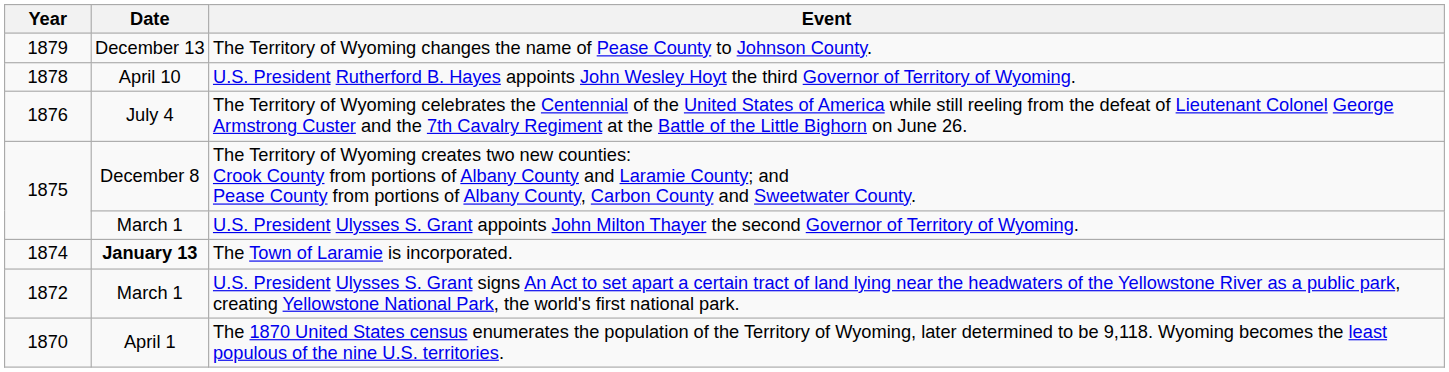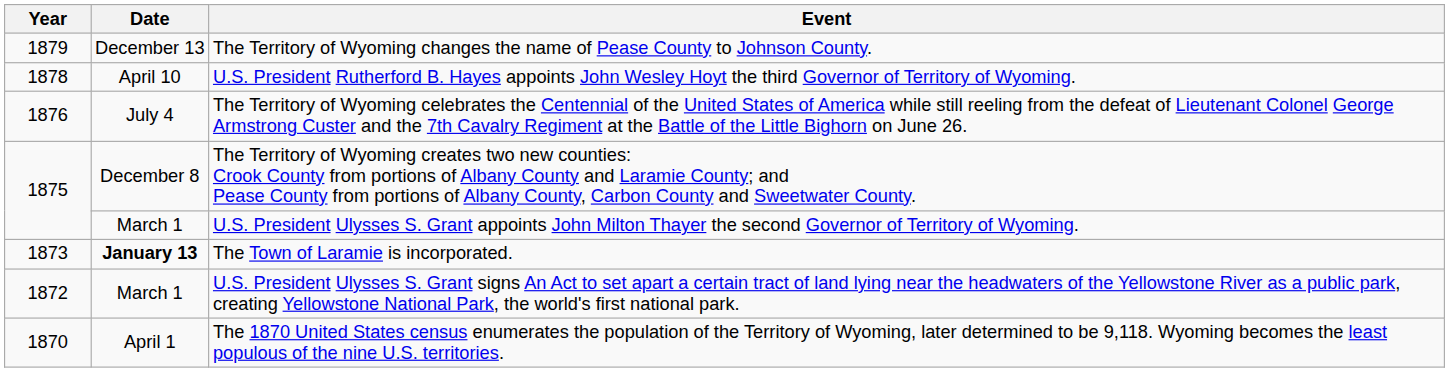(48, 254) 1874 -> (48, 254) 1873
